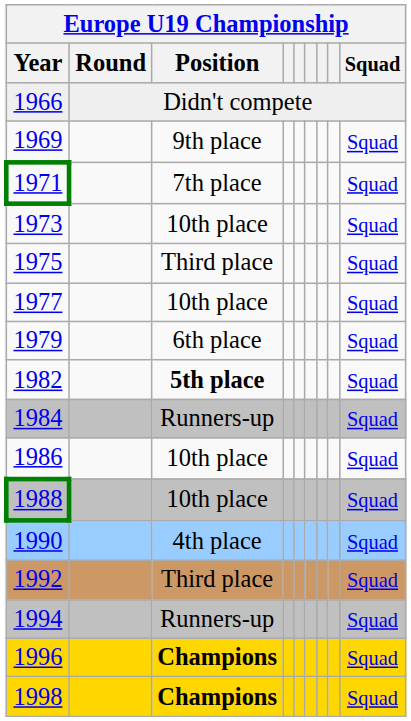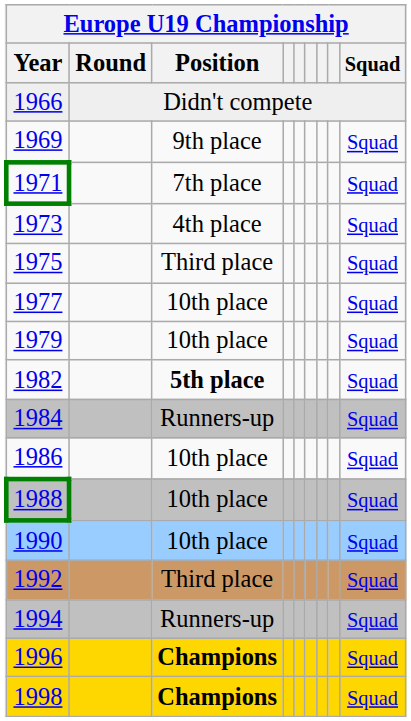(217, 223) 10th place -> (217, 223) 4th place
(217, 340) 6th place -> (217, 340) 10th place
(217, 540) 4th place -> (217, 540) 10th place
